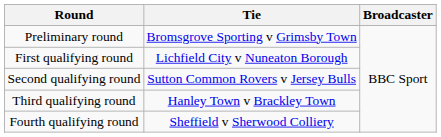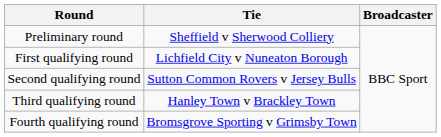(252, 36) Bromsgrove Sporting v Grimsby Town -> (252, 36) Sheffield v Sherwood Colliery
(252, 121) Sheffield v Sherwood Colliery -> (252, 121) Bromsgrove Sporting v Grimsby Town
